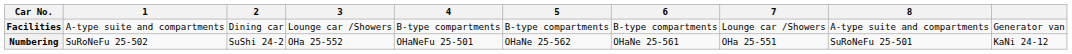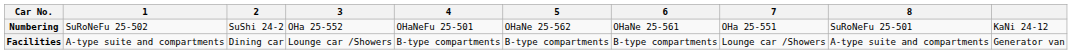rows swapped: (34, 41) <-> (34, 27)
